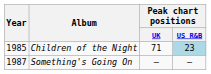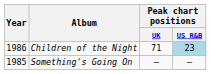(17, 49) 1985 -> (17, 49) 1986
(17, 62) 1987 -> (17, 62) 1985
